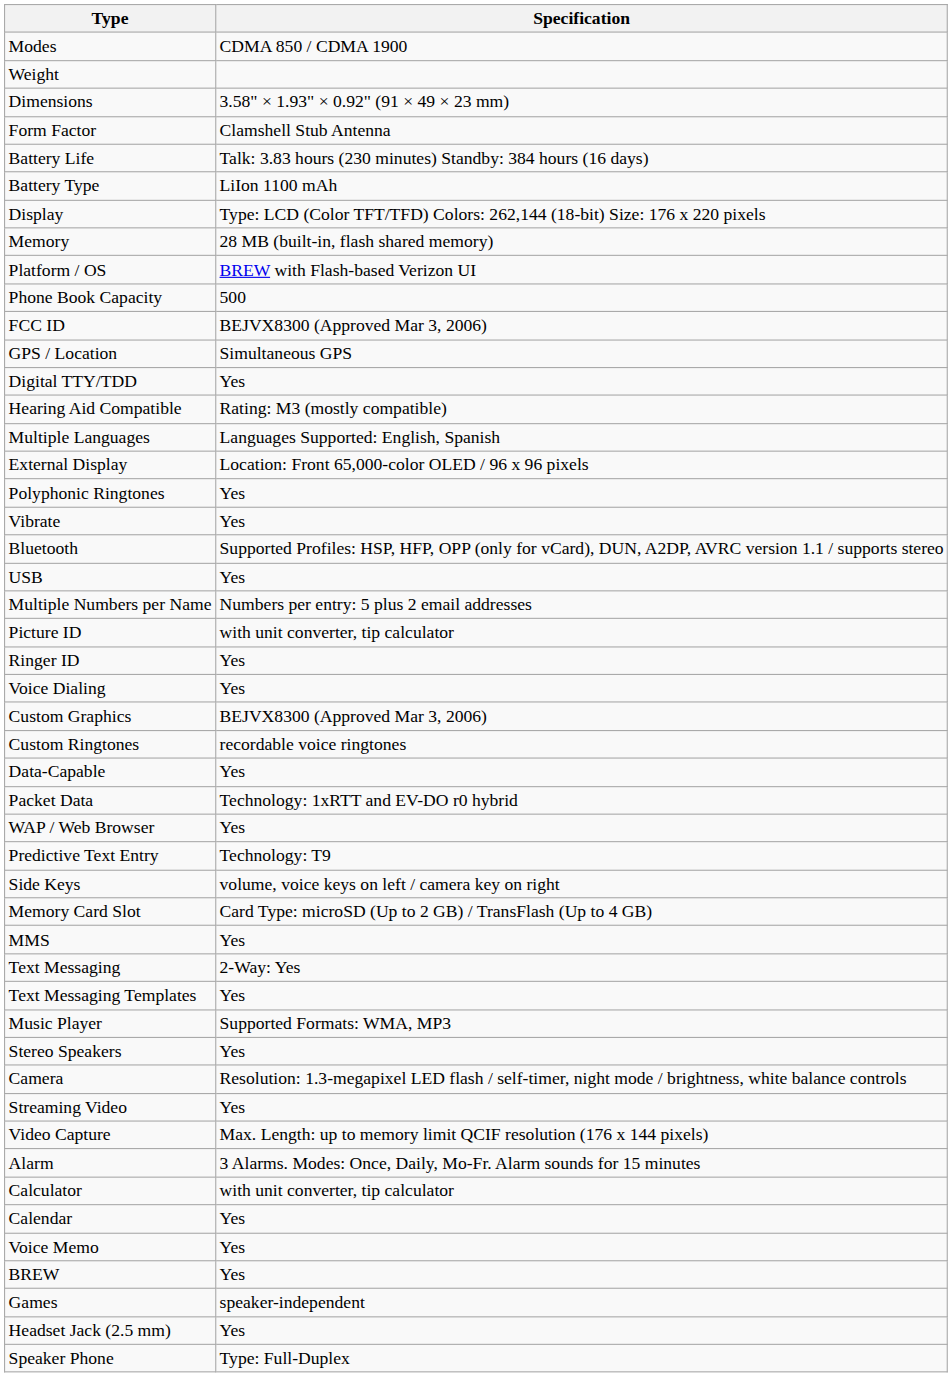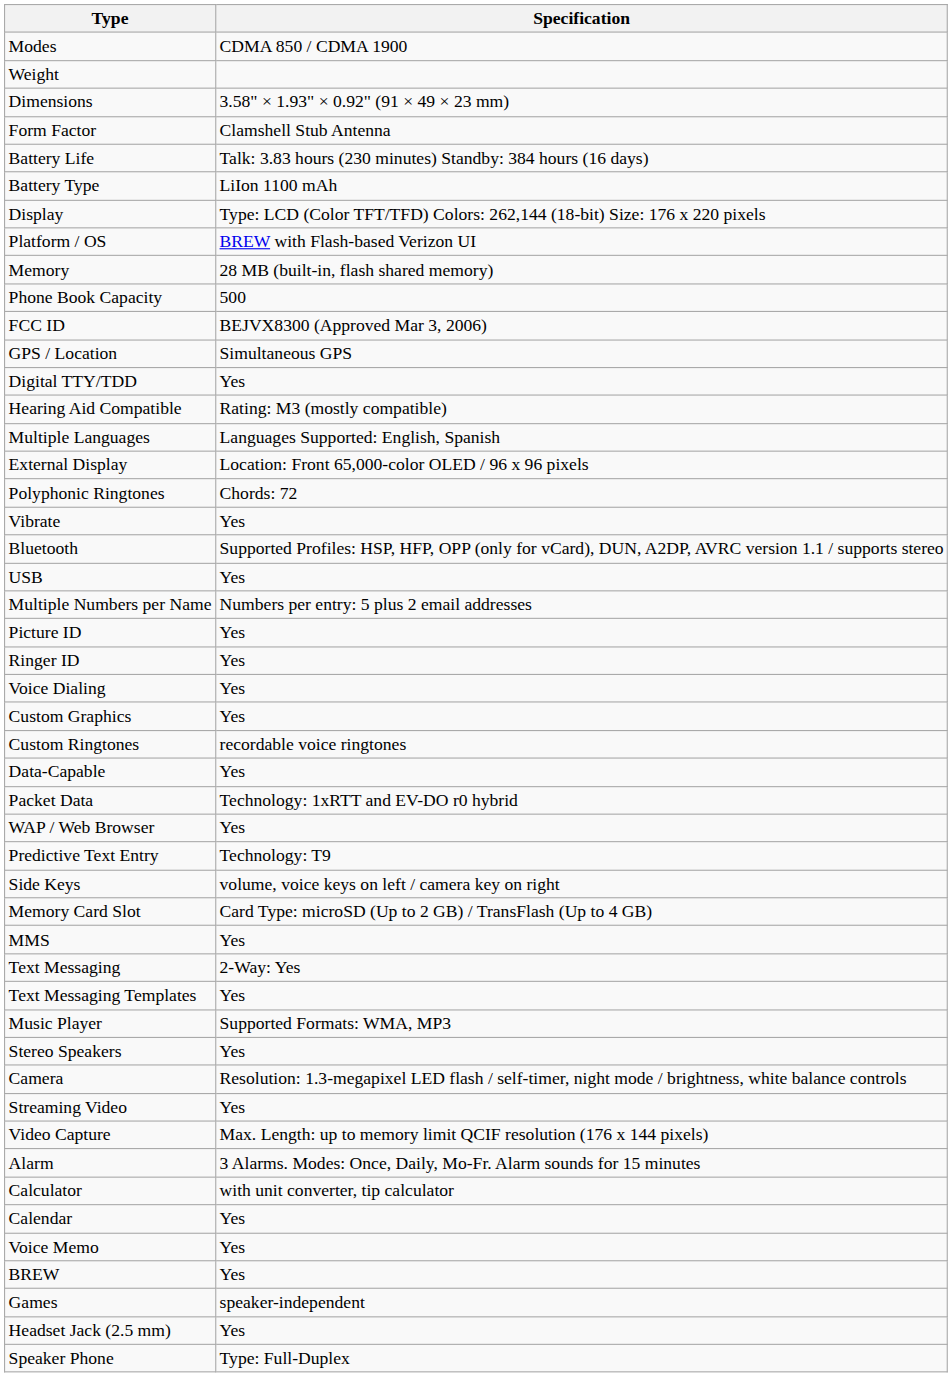rows swapped: (57, 269) <-> (39, 241)
(232, 492) Yes -> (258, 492) Chords: 72
(337, 632) with unit converter, tip calculator -> (232, 632) Yes
(353, 716) BEJVX8300 (Approved Mar 3, 2006) -> (232, 716) Yes
